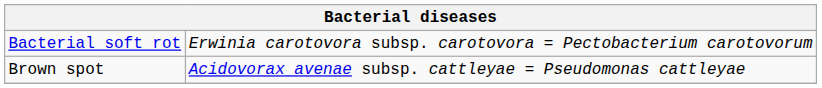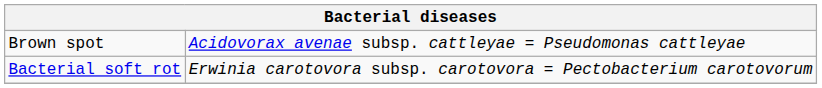rows swapped: (95, 44) <-> (56, 70)
